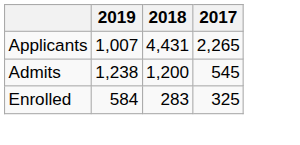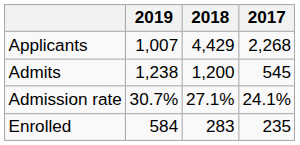(168, 45) 4,431 -> (213, 45) 4,429
(218, 45) 2,265 -> (270, 45) 2,268
+ row: (65, 99)
(225, 99) 325 -> (277, 126) 235
